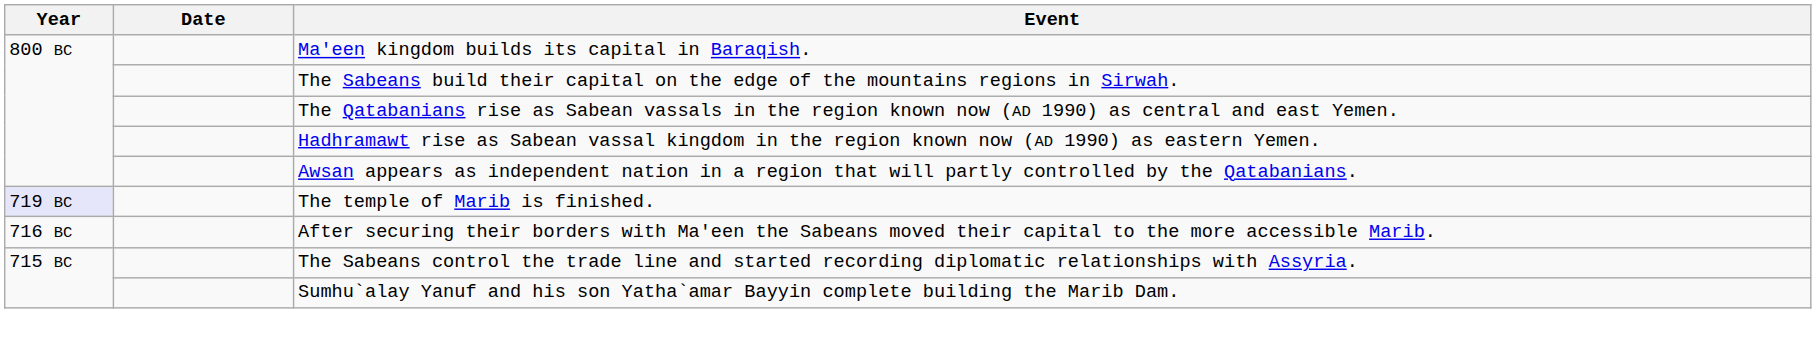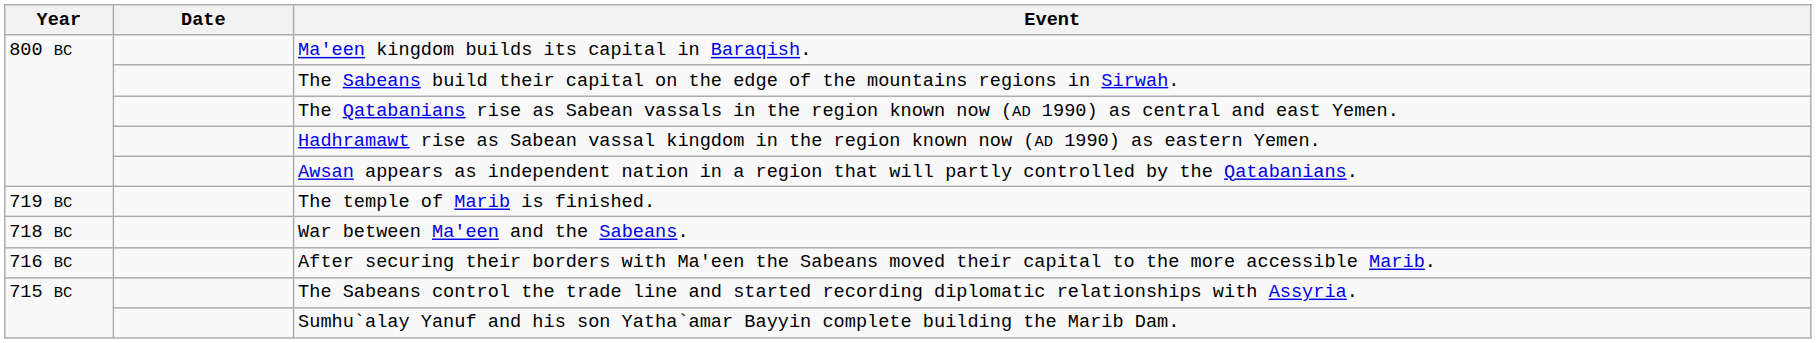(41, 202) lavender background -> (41, 202) no background
+ row: (493, 232)
